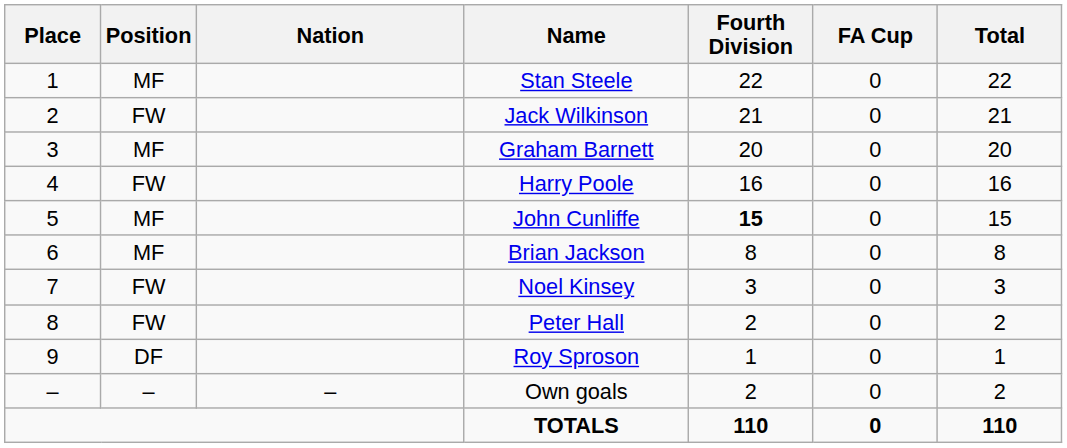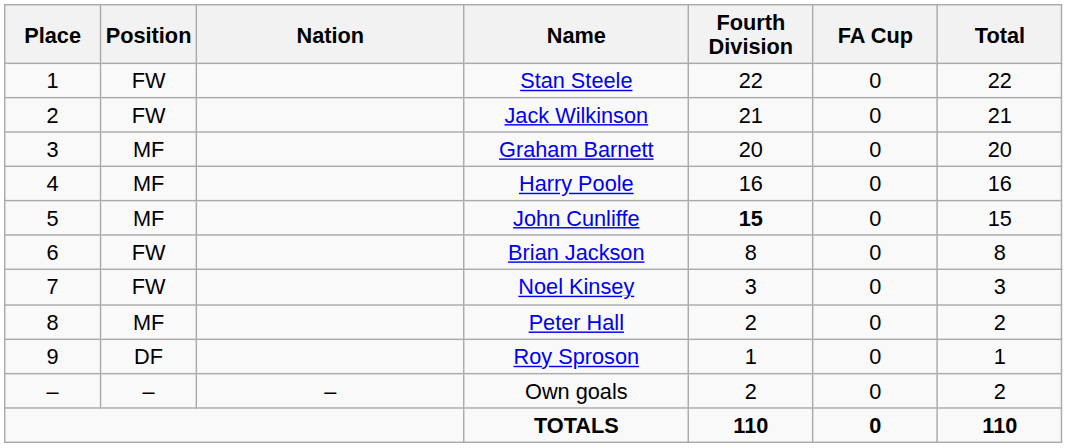(149, 81) MF -> (149, 81) FW
(149, 184) FW -> (149, 184) MF
(149, 253) MF -> (149, 253) FW
(149, 322) FW -> (149, 322) MF
